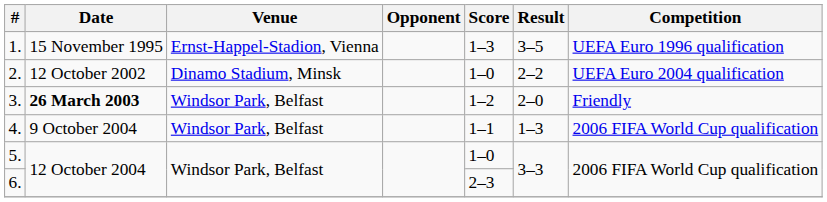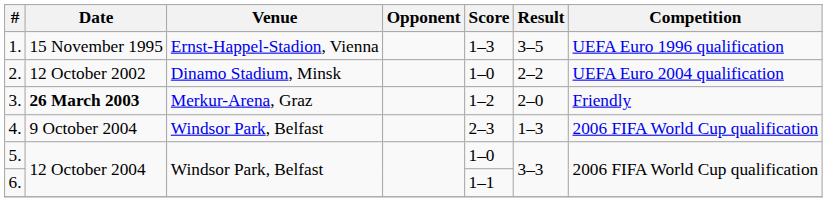(247, 100) Windsor Park, Belfast -> (242, 100) Merkur-Arena, Graz
(482, 127) 1–1 -> (482, 127) 2–3
(482, 182) 2–3 -> (482, 182) 1–1
